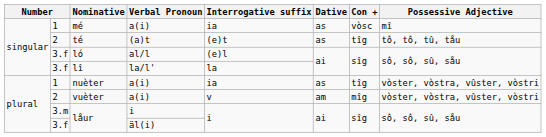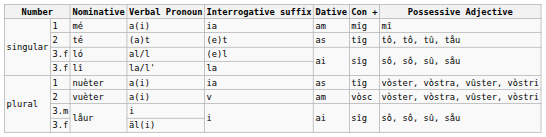(321, 26) as -> (321, 26) am
(362, 26) vòsc -> (359, 26) mîg
(359, 97) mîg -> (362, 97) vòsc
